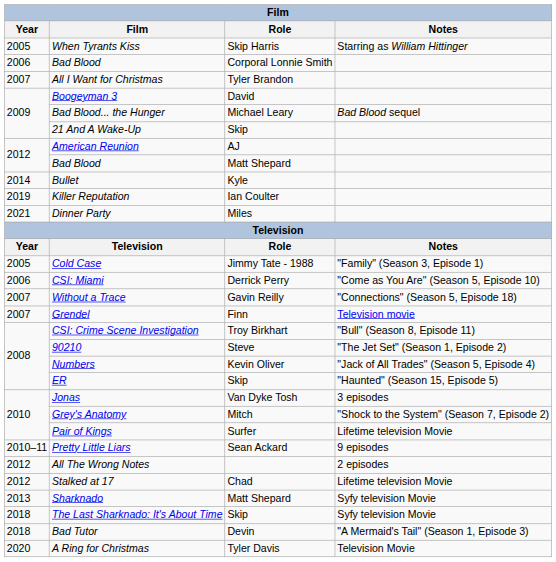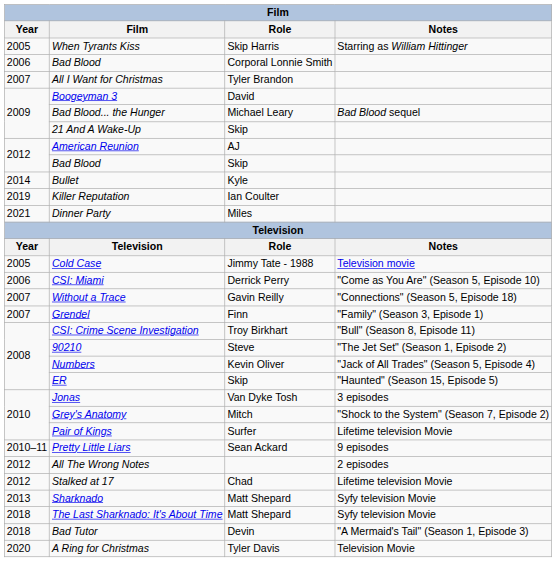(259, 163) Matt Shepard -> (238, 163) Skip
(410, 264) "Family" (Season 3, Episode 1) -> (376, 264) Television movie
(376, 314) Television movie -> (410, 314) "Family" (Season 3, Episode 1)
(238, 515) Skip -> (259, 515) Matt Shepard
